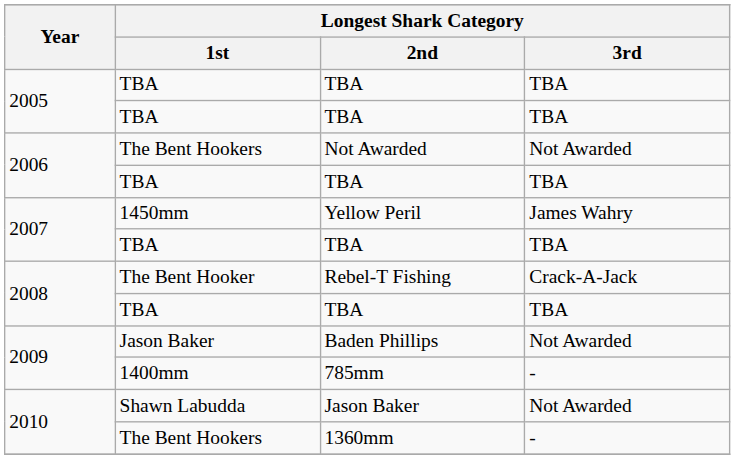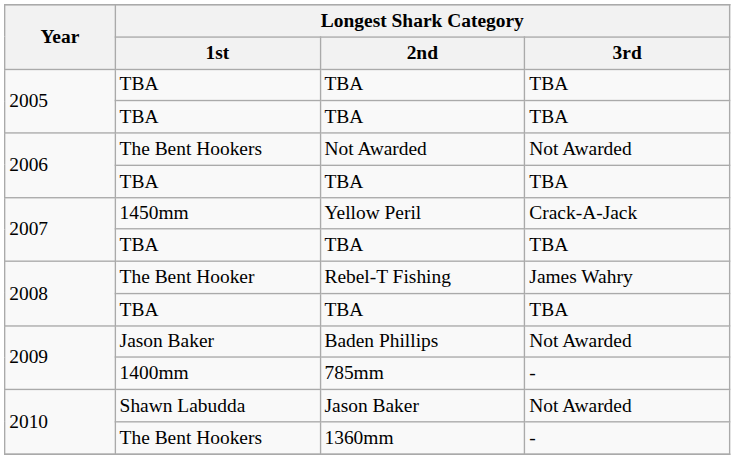(581, 213) James Wahry -> (583, 213) Crack-A-Jack
(583, 277) Crack-A-Jack -> (581, 277) James Wahry
